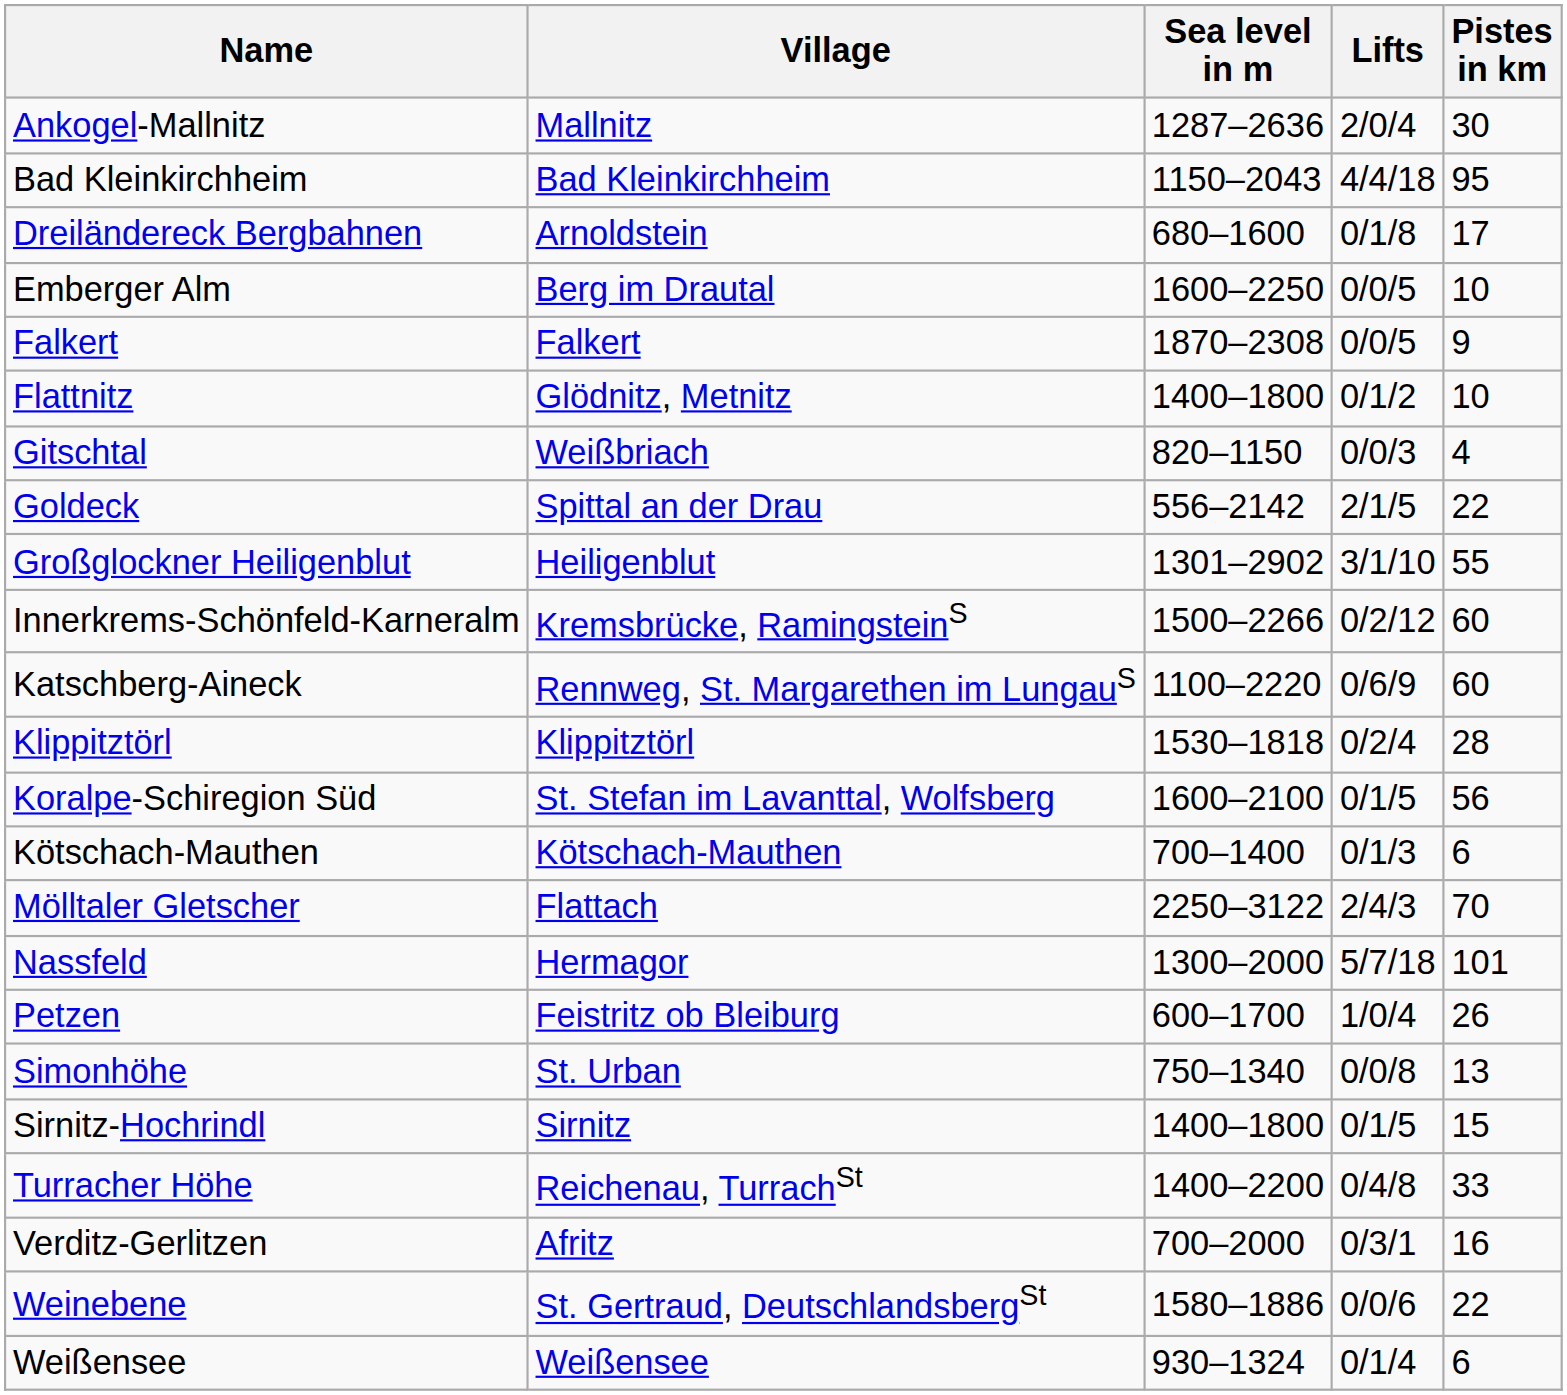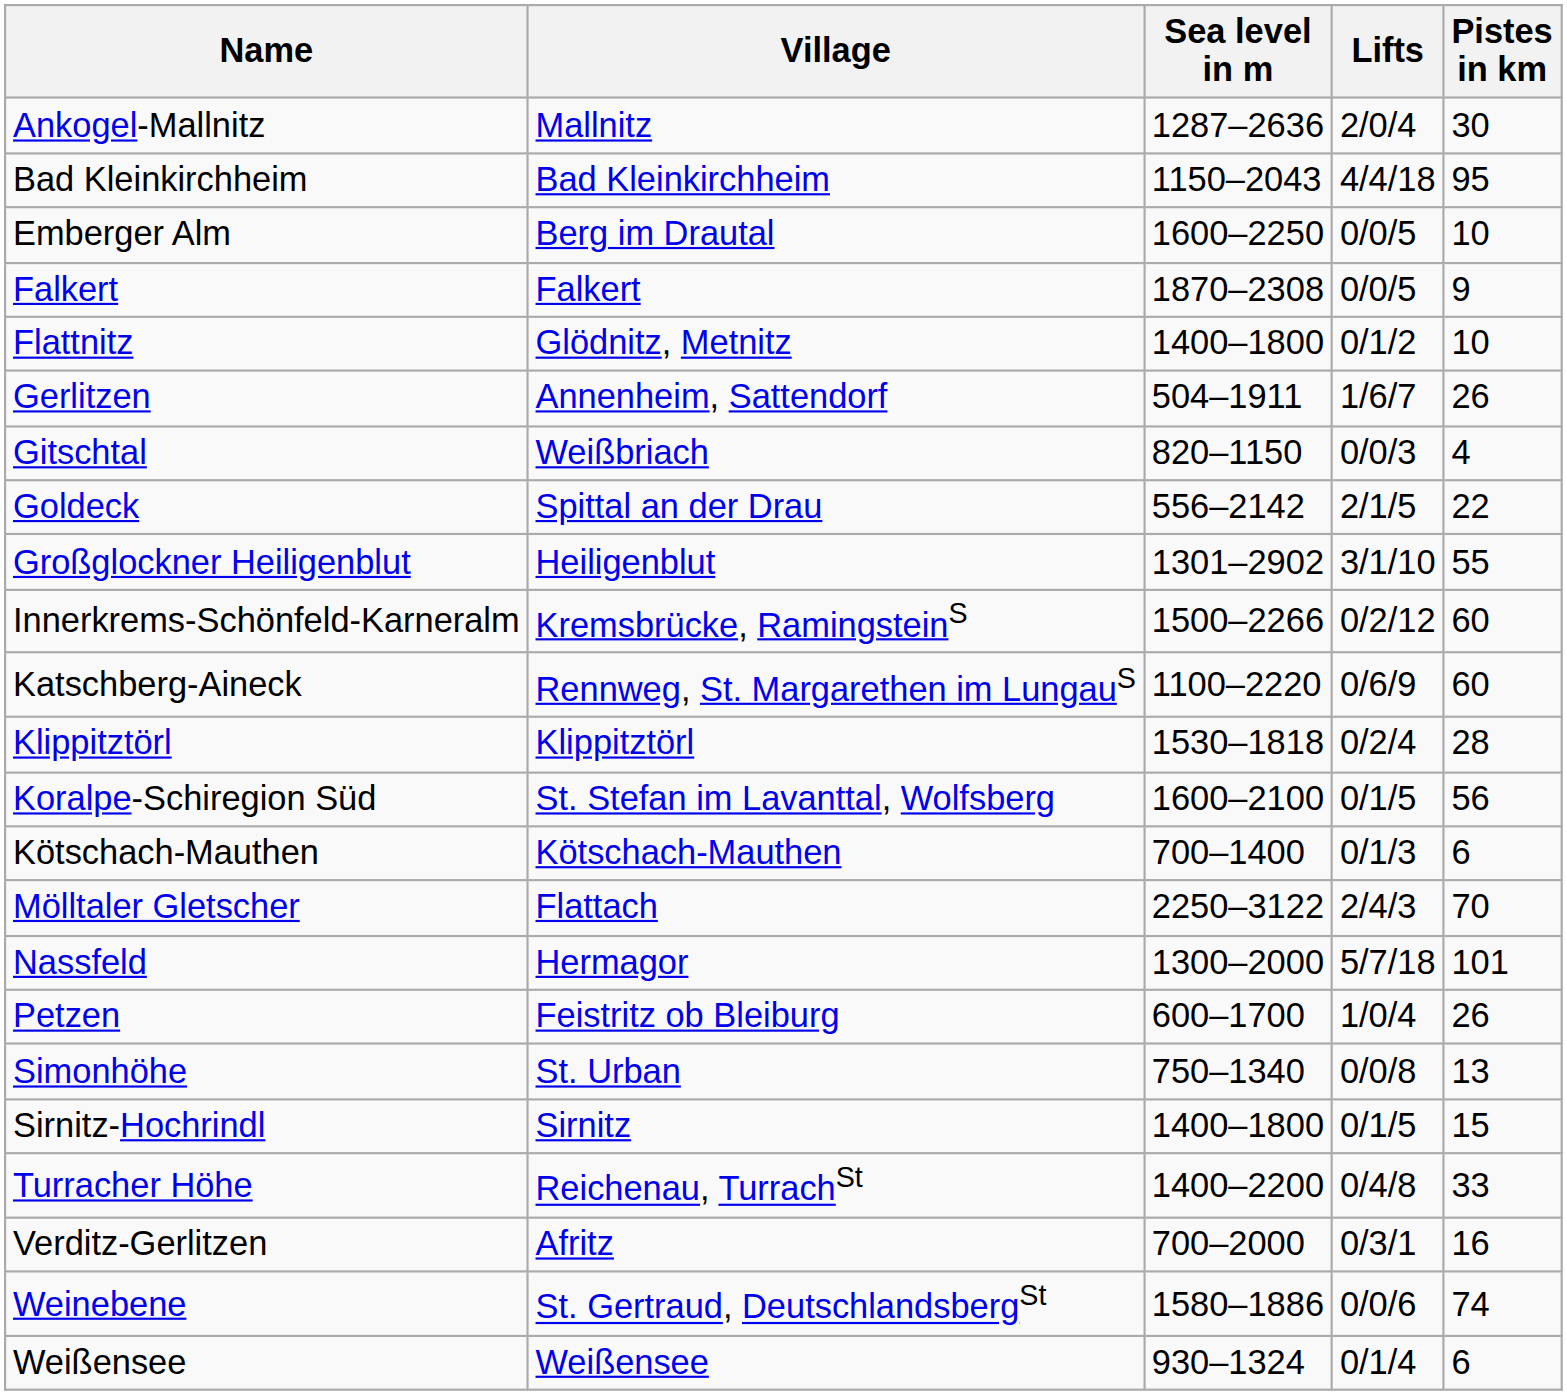- row: (218, 234)
+ row: (82, 397)
(1471, 1303) 22 -> (1471, 1303) 74
